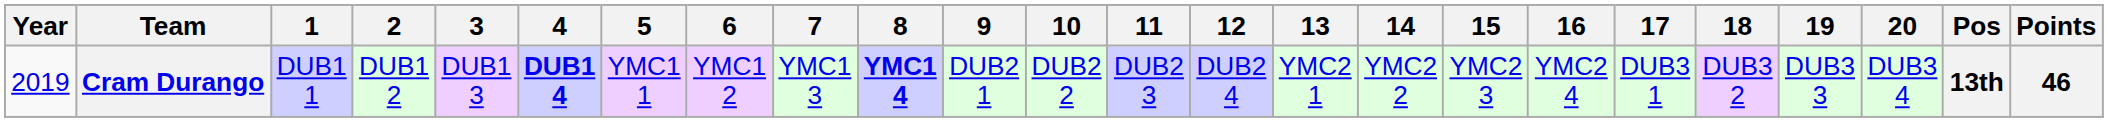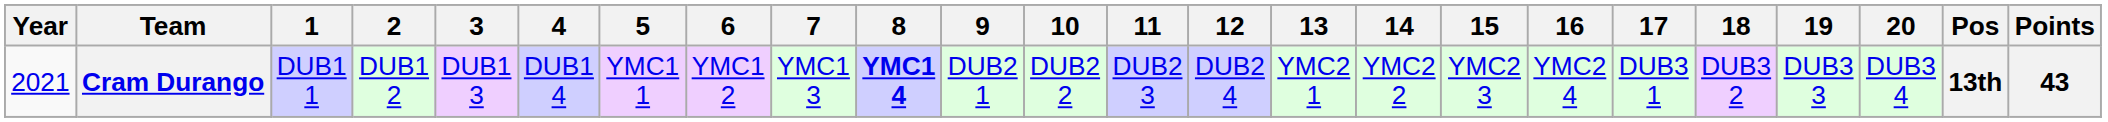(40, 81) 2019 -> (40, 81) 2021
(560, 81) bold -> (559, 81) normal
(2056, 81) 46 -> (2055, 81) 43
